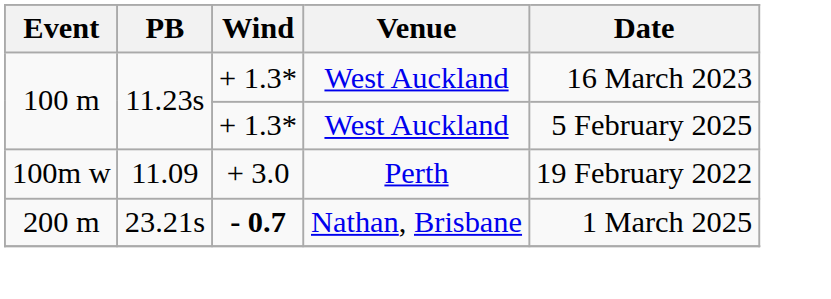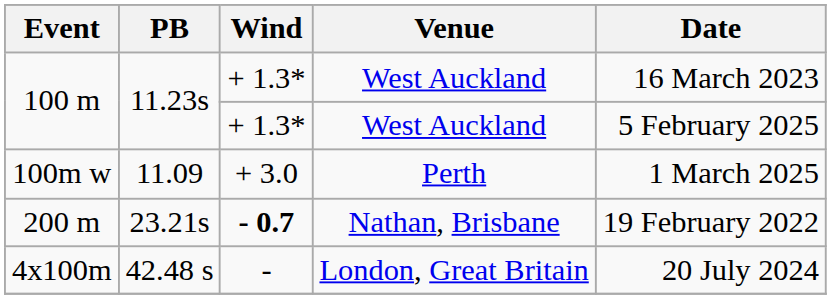(644, 173) 19 February 2022 -> (734, 173) 1 March 2025
(667, 221) 1 March 2025 -> (711, 221) 19 February 2022
+ row: (62, 269)
